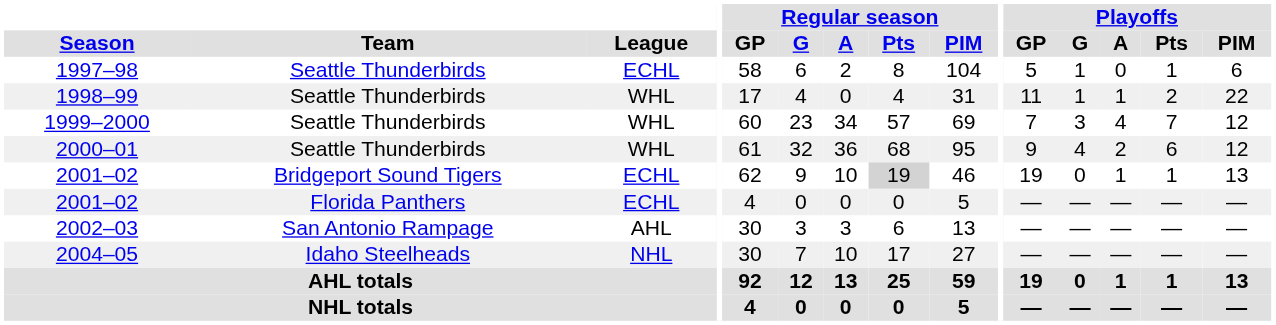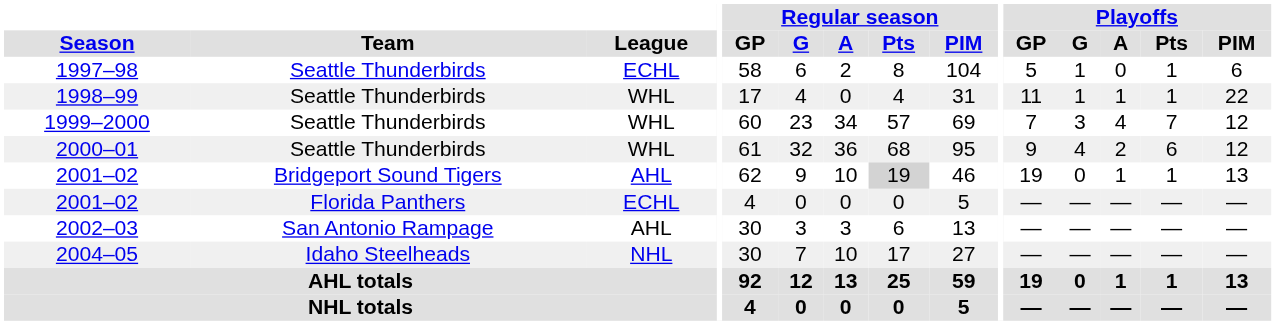(1172, 96) 2 -> (1172, 96) 1
(651, 175) ECHL -> (651, 175) AHL
